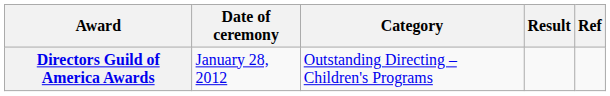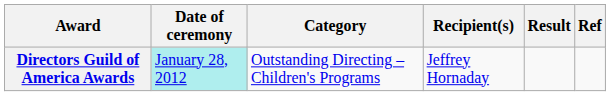+ column: (473, 25)
(232, 68) no background -> (192, 68) paleturquoise background
